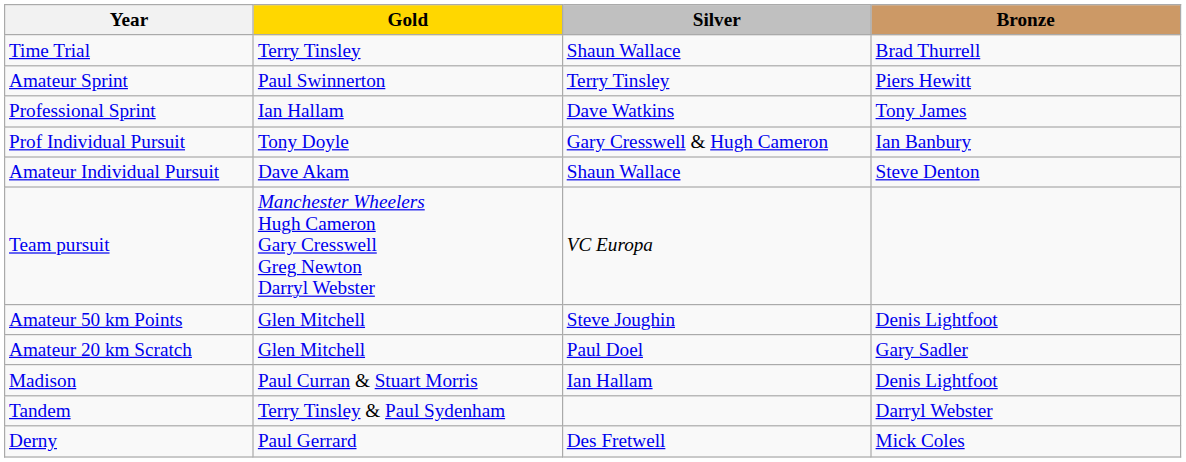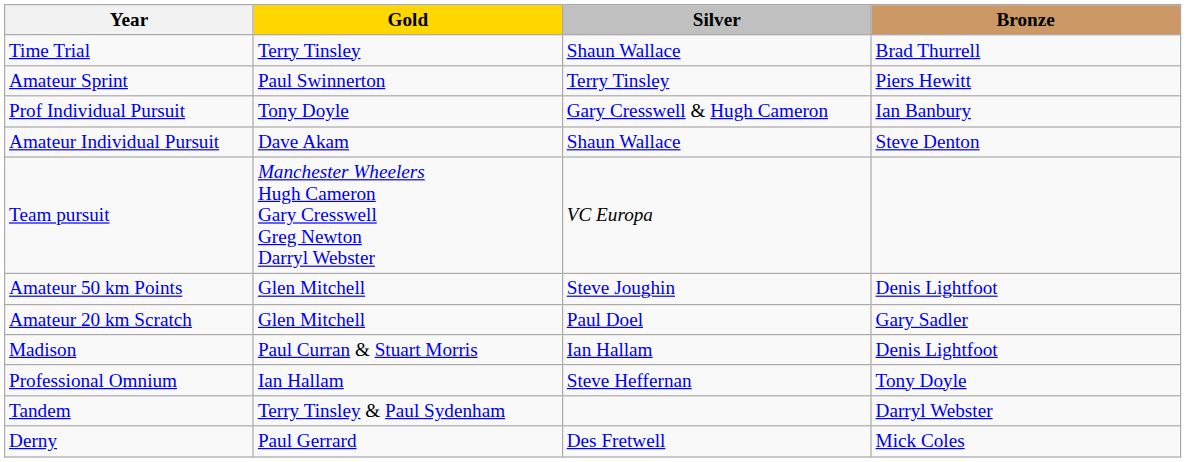- row: (82, 111)
+ row: (93, 380)
